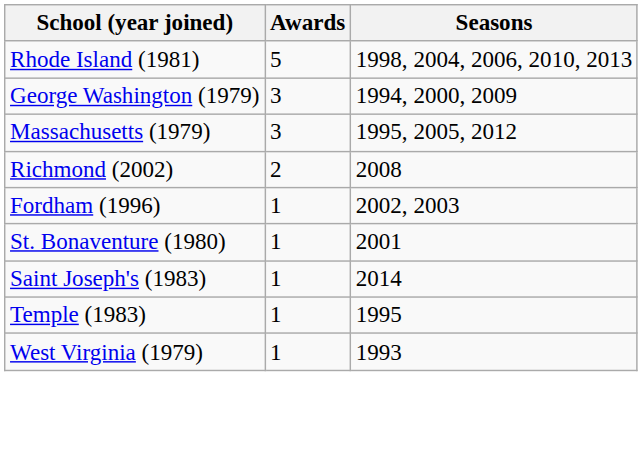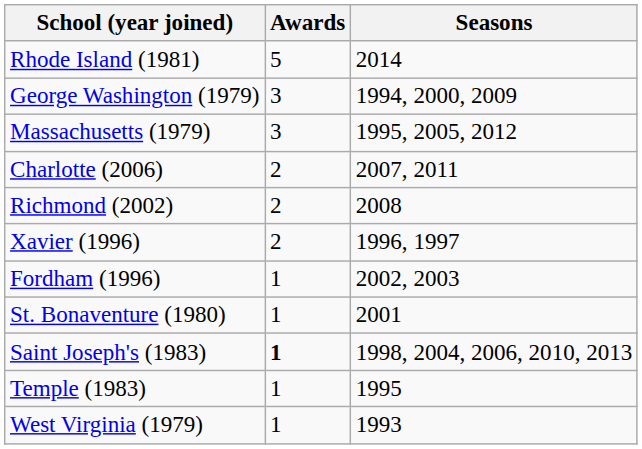(494, 59) 1998, 2004, 2006, 2010, 2013 -> (379, 59) 2014
+ row: (86, 168)
+ row: (75, 242)
(276, 278) normal -> (276, 351) bold
(379, 278) 2014 -> (494, 351) 1998, 2004, 2006, 2010, 2013
